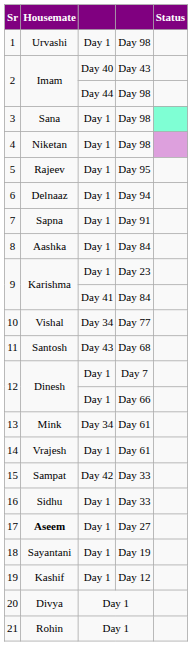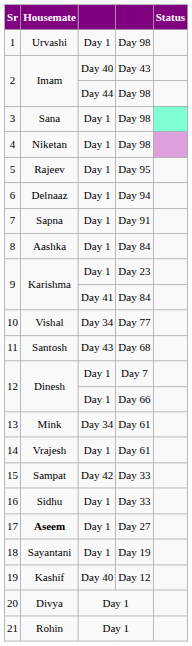(97, 577) Day 1 -> (97, 577) Day 40
